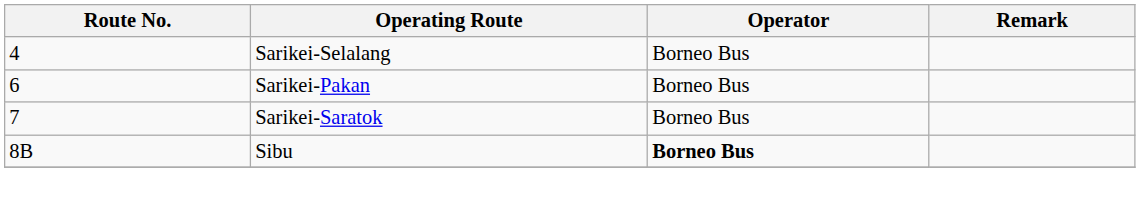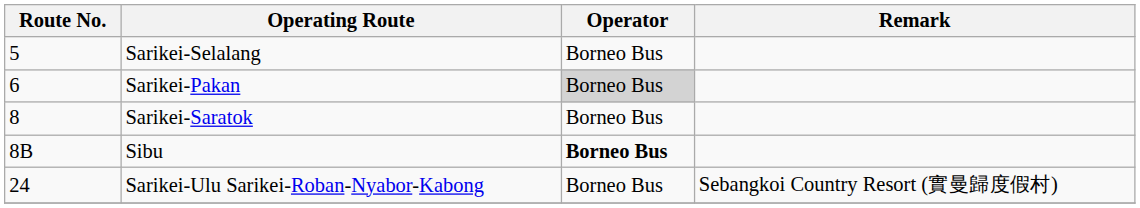(14, 53) 4 -> (14, 53) 5
(701, 85) no background -> (614, 85) lightgrey background
(14, 118) 7 -> (14, 118) 8
+ row: (305, 185)
